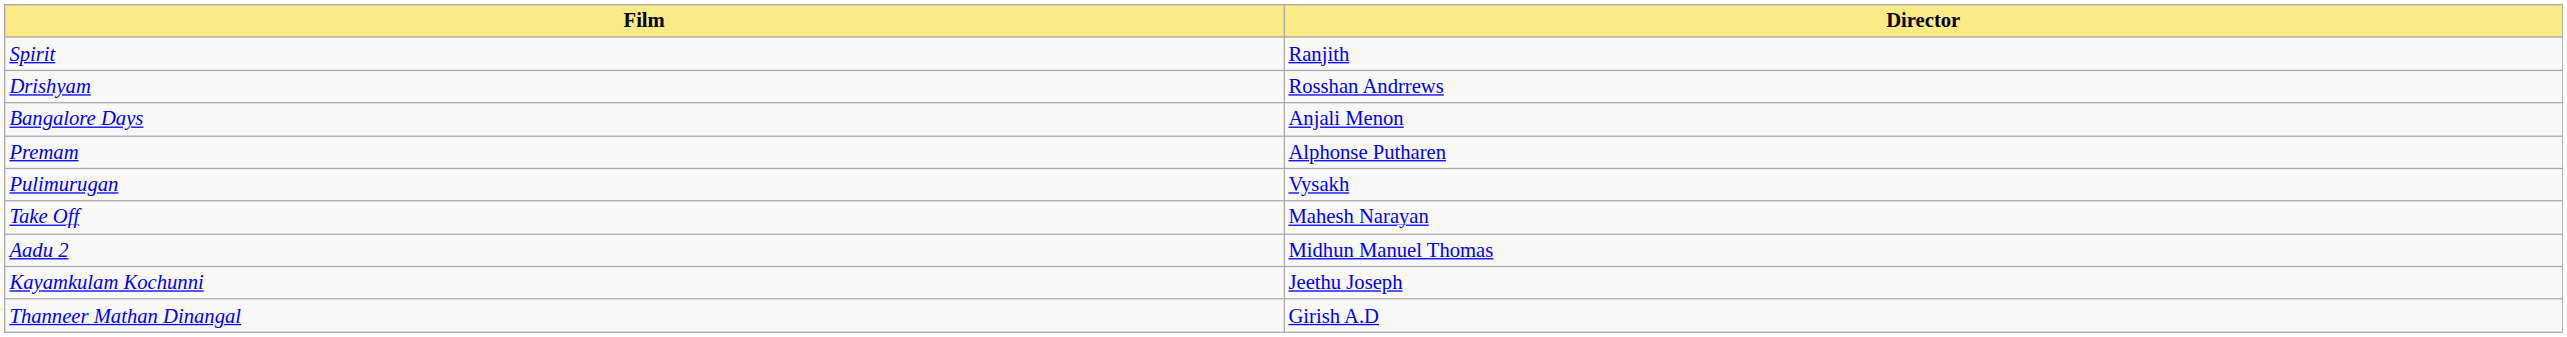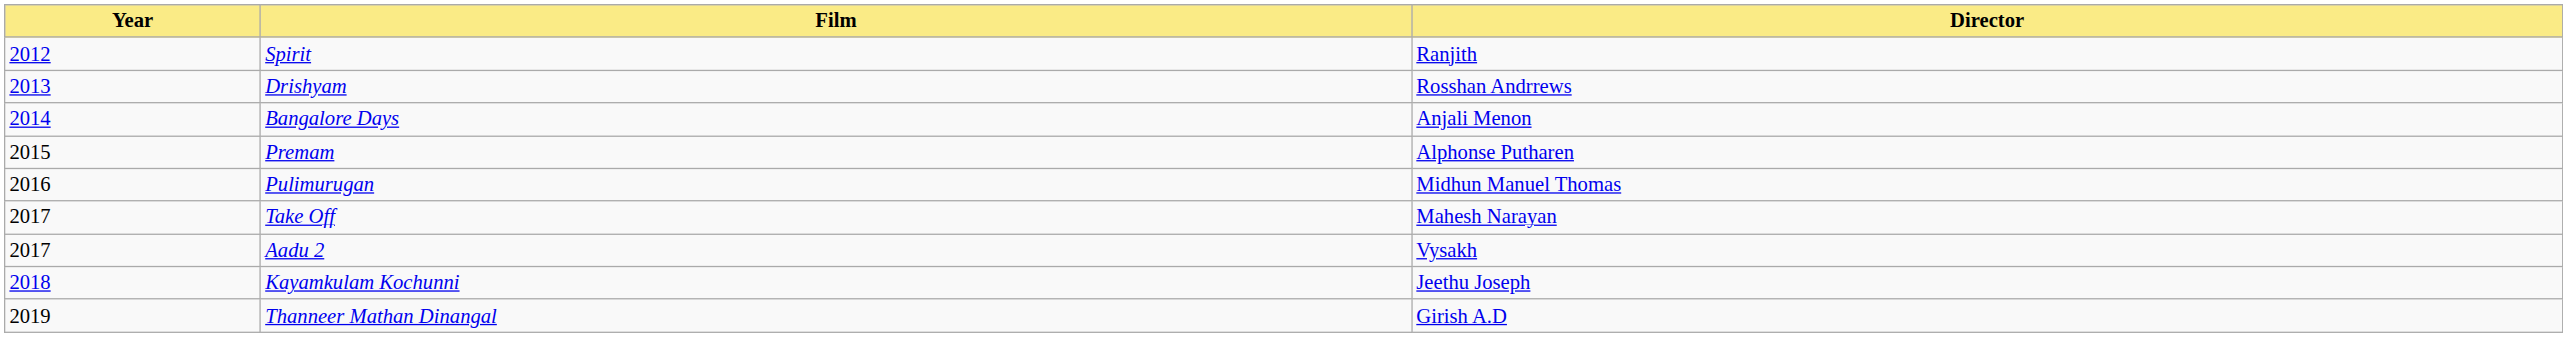+ column: (133, 20)
(1319, 184) Vysakh -> (1519, 184) Midhun Manuel Thomas
(1391, 250) Midhun Manuel Thomas -> (1447, 250) Vysakh
